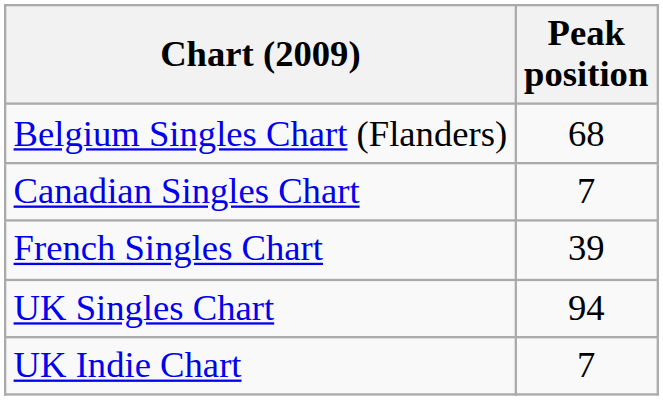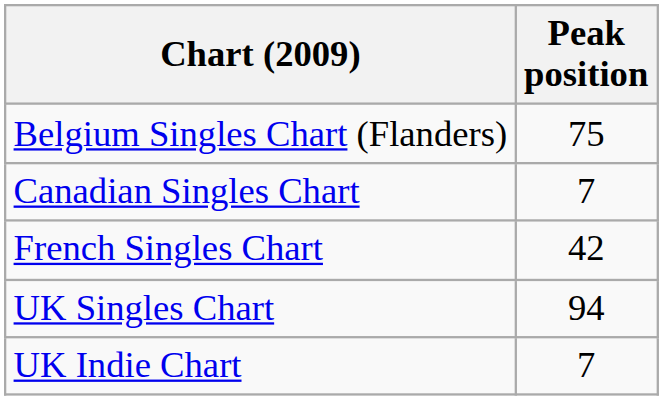(586, 132) 68 -> (586, 132) 75
(586, 249) 39 -> (586, 249) 42
